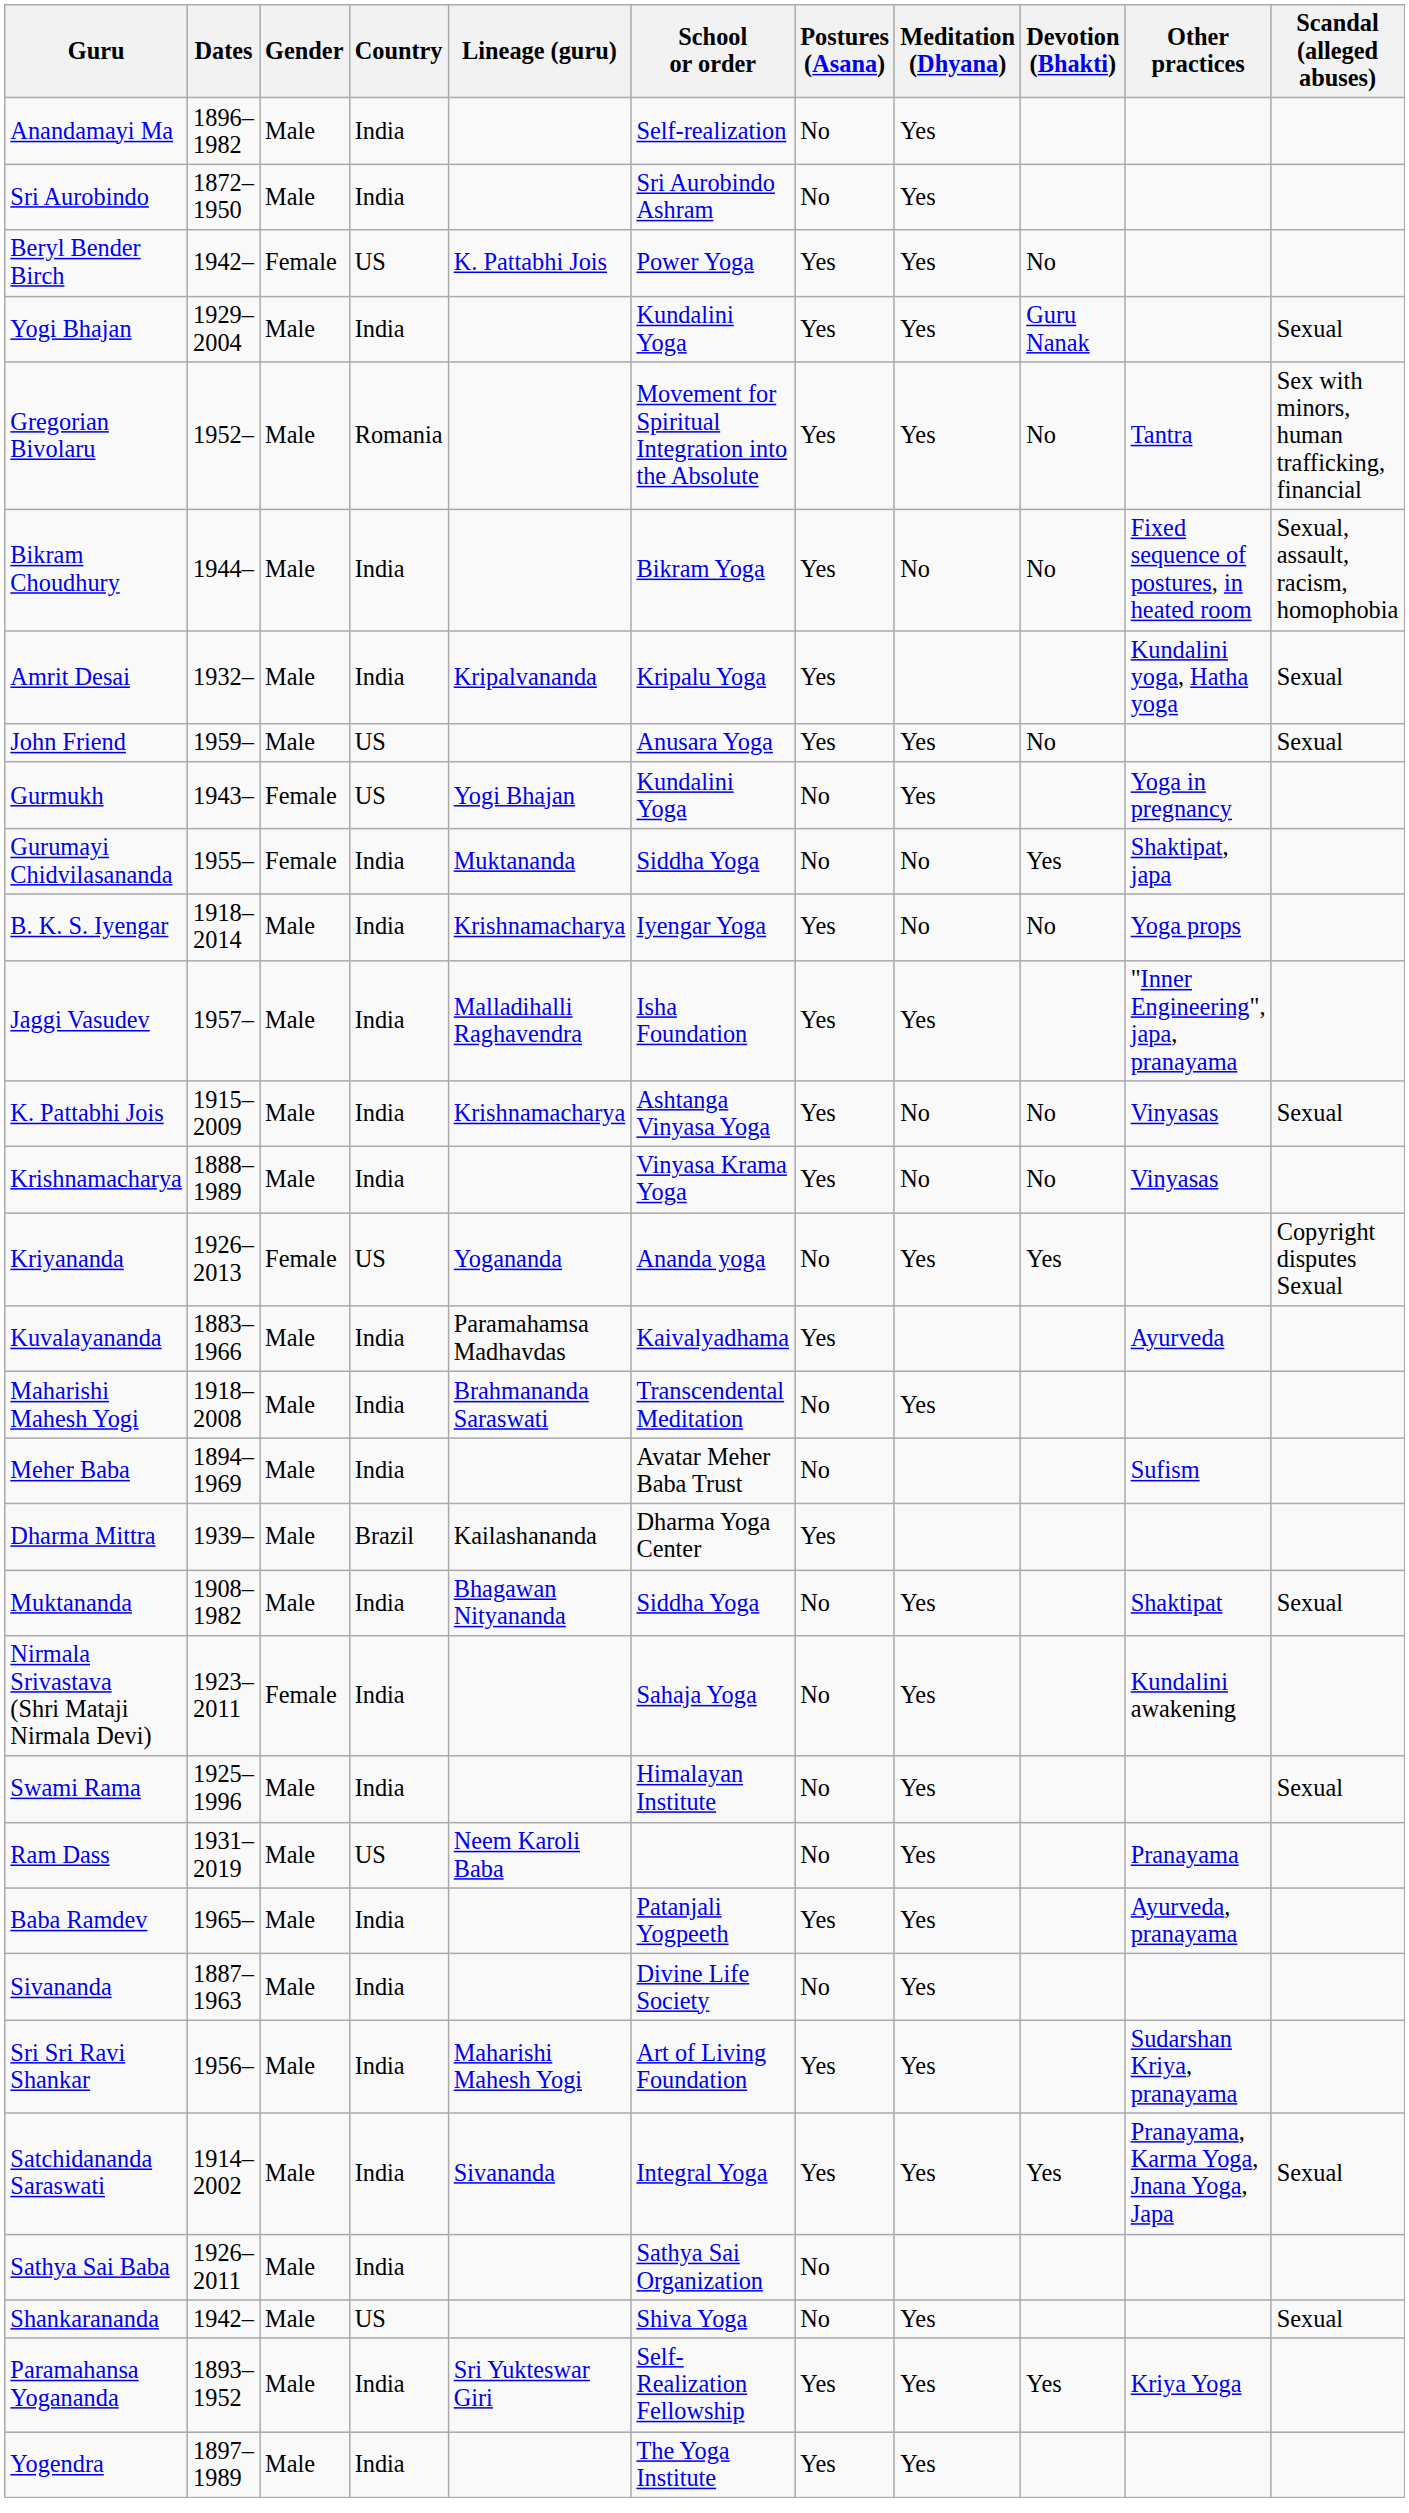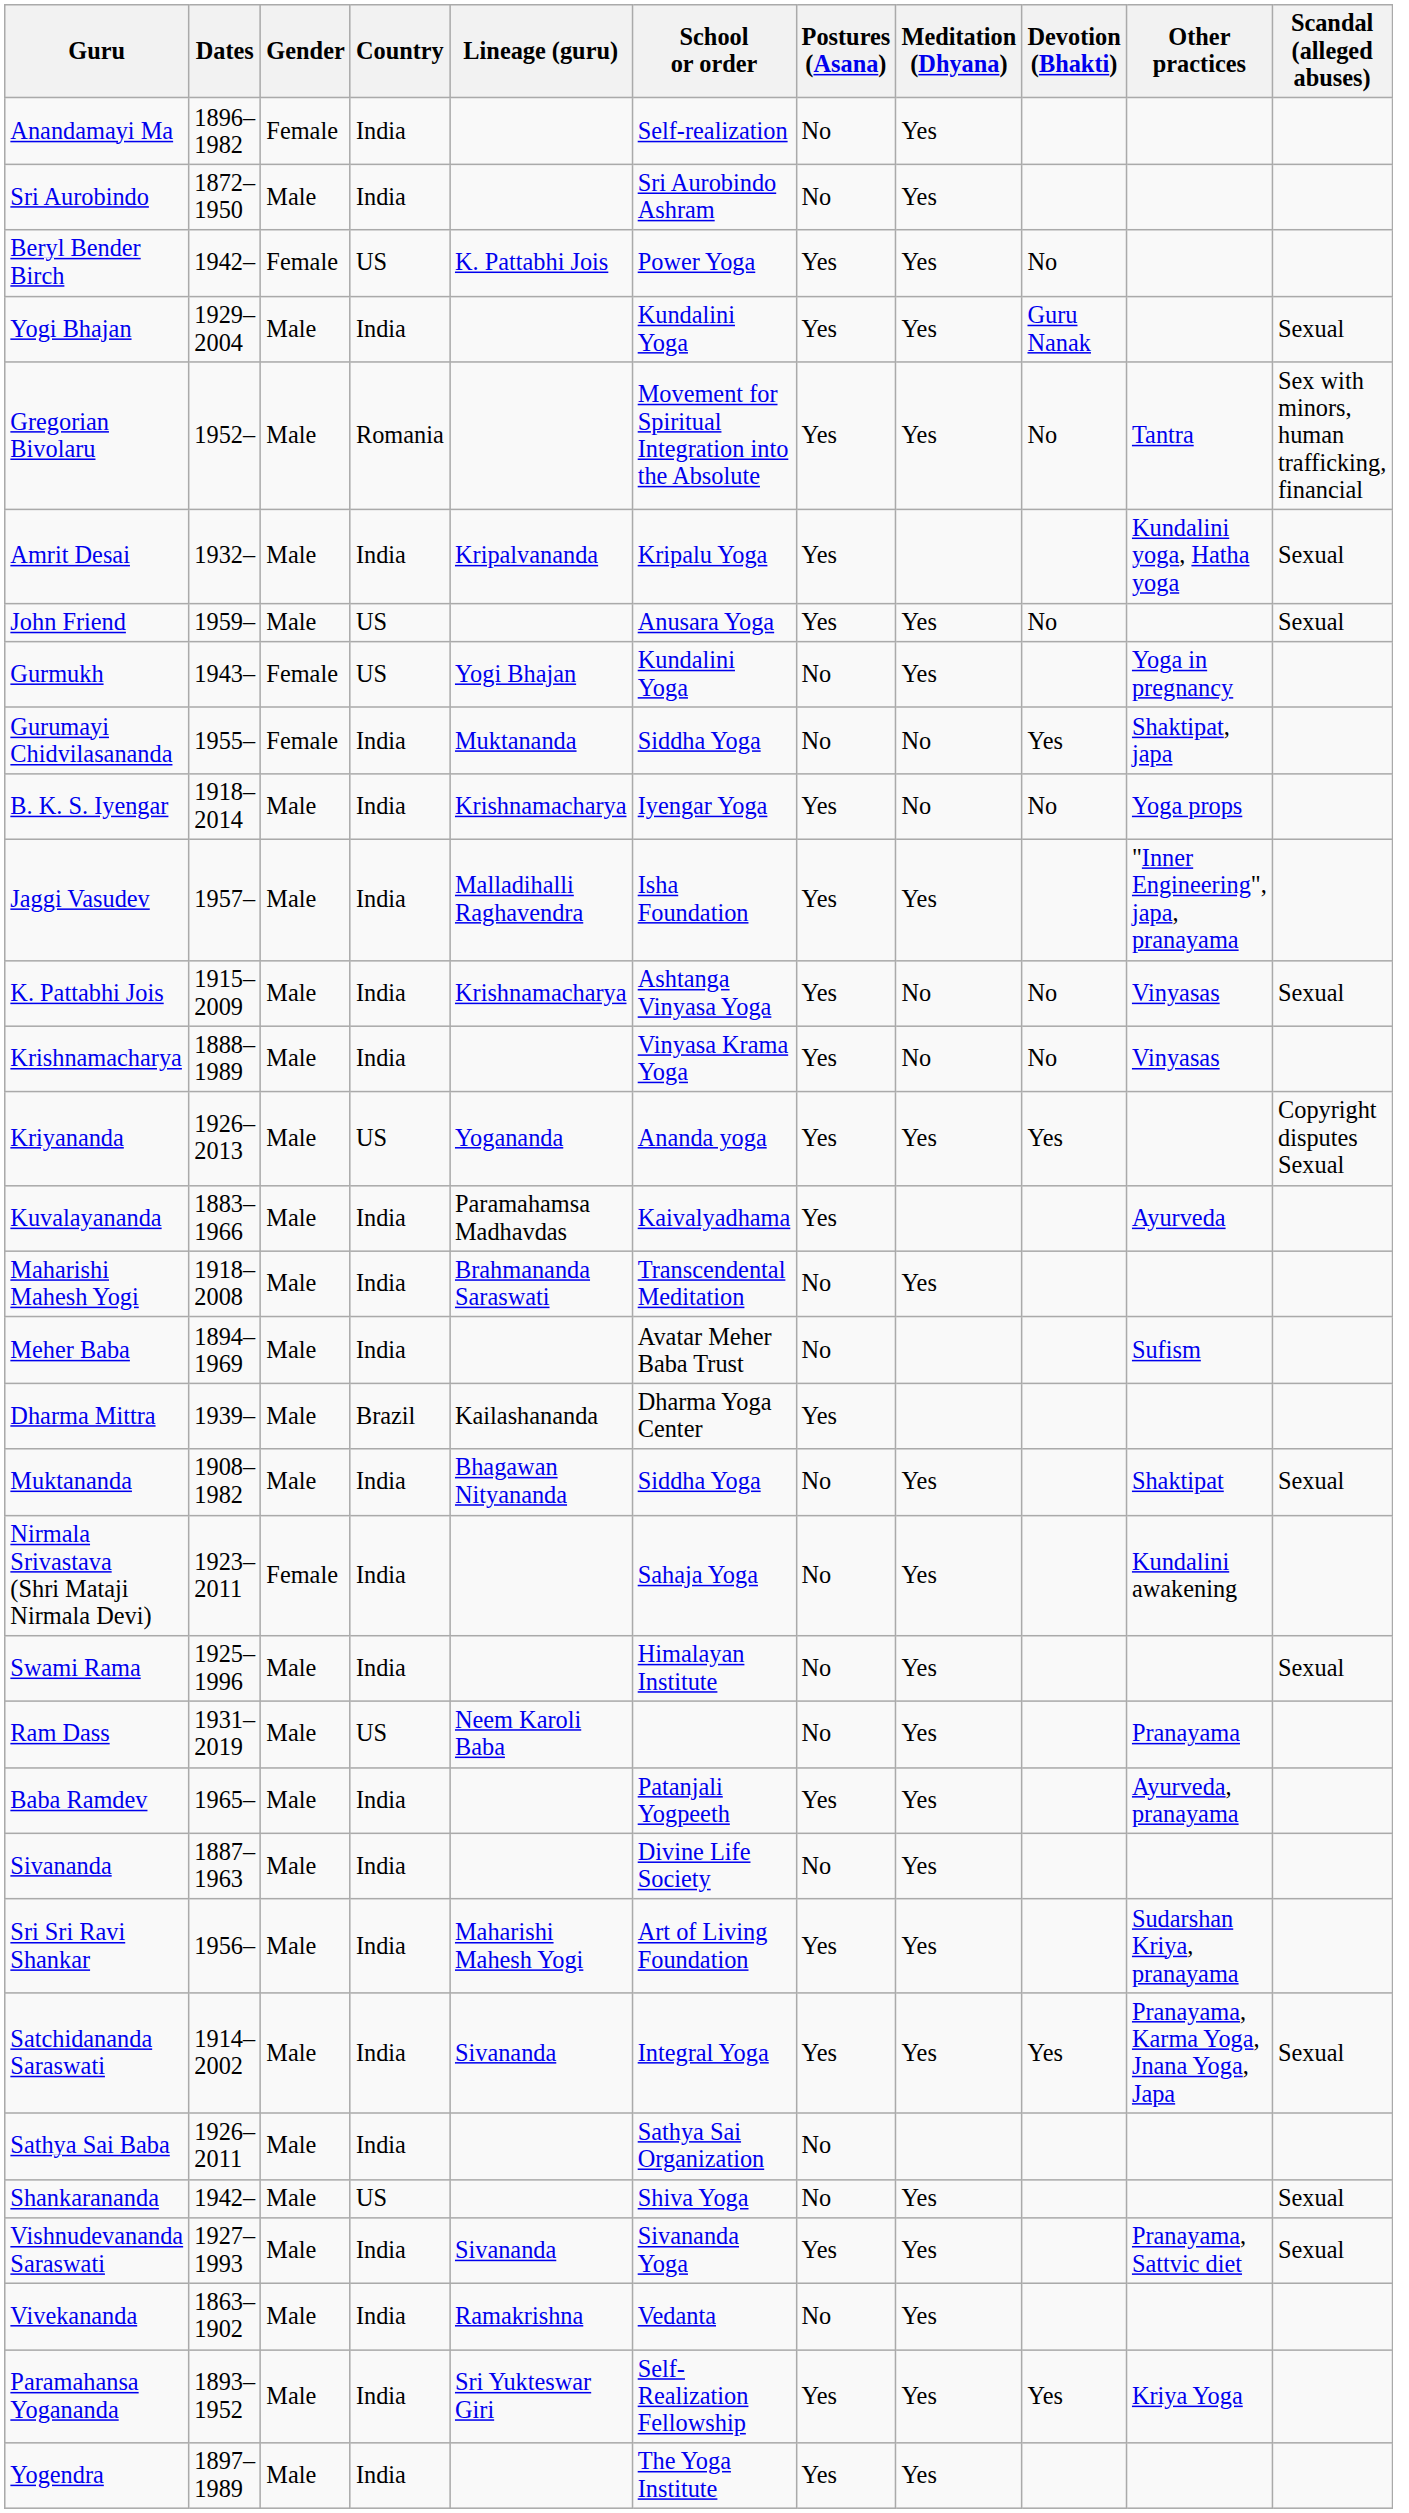(290, 130) Male -> (302, 130) Female
- row: (65, 569)
(301, 1258) Female -> (291, 1138) Male
(815, 1258) No -> (819, 1138) Yes
+ row: (97, 2250)
+ row: (74, 2316)
